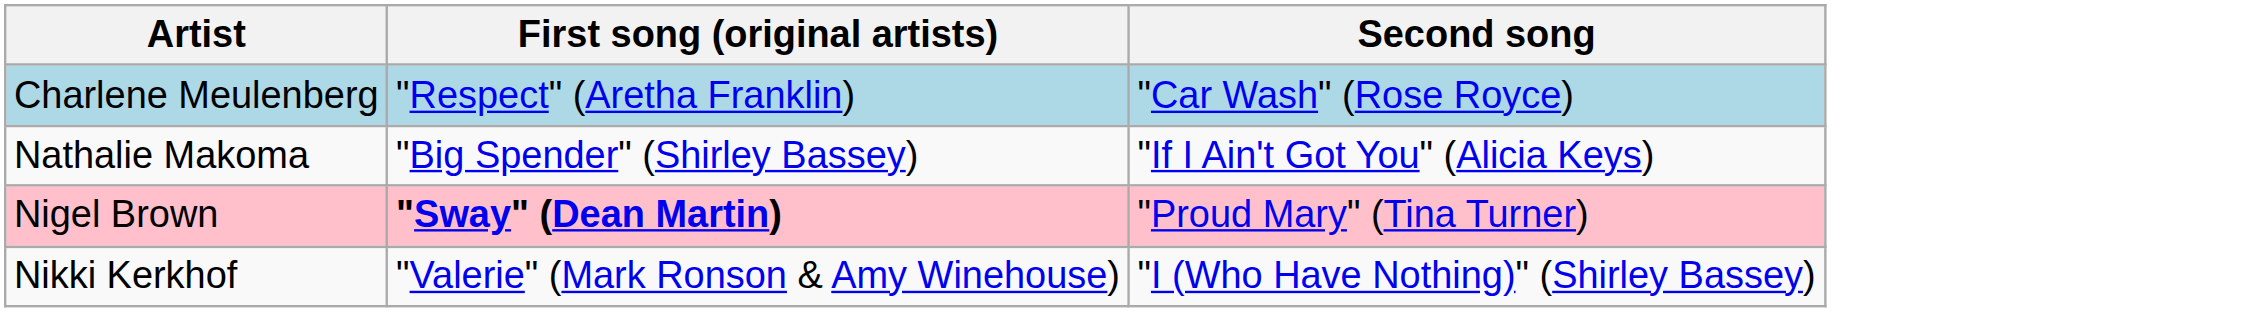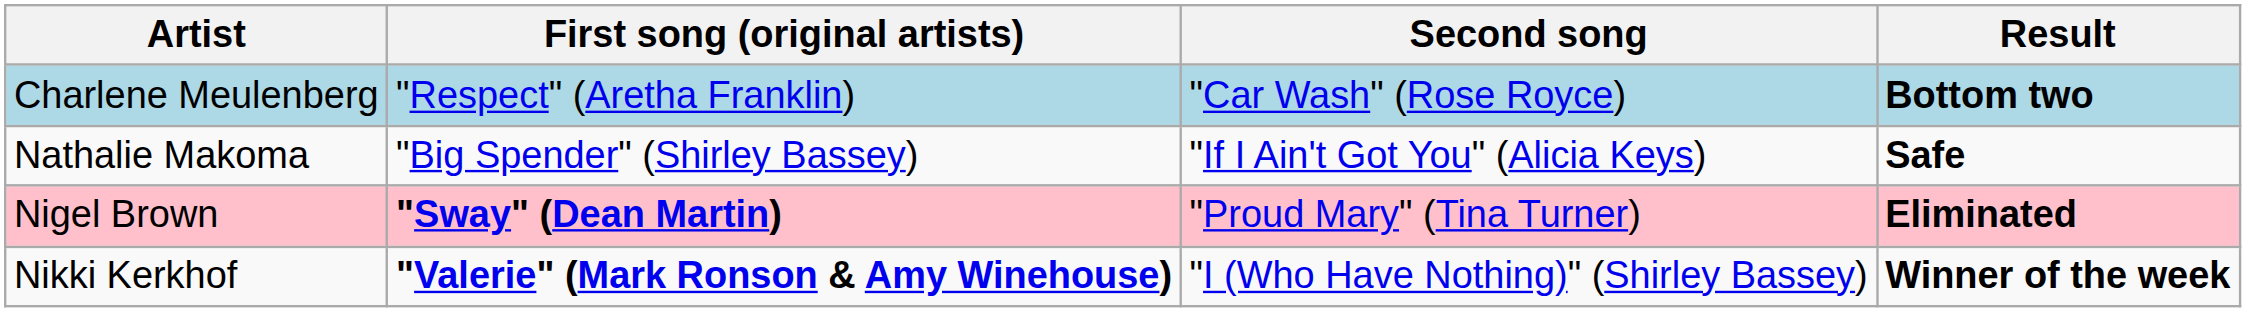+ column: (2058, 34)
(758, 275) normal -> (784, 275) bold
